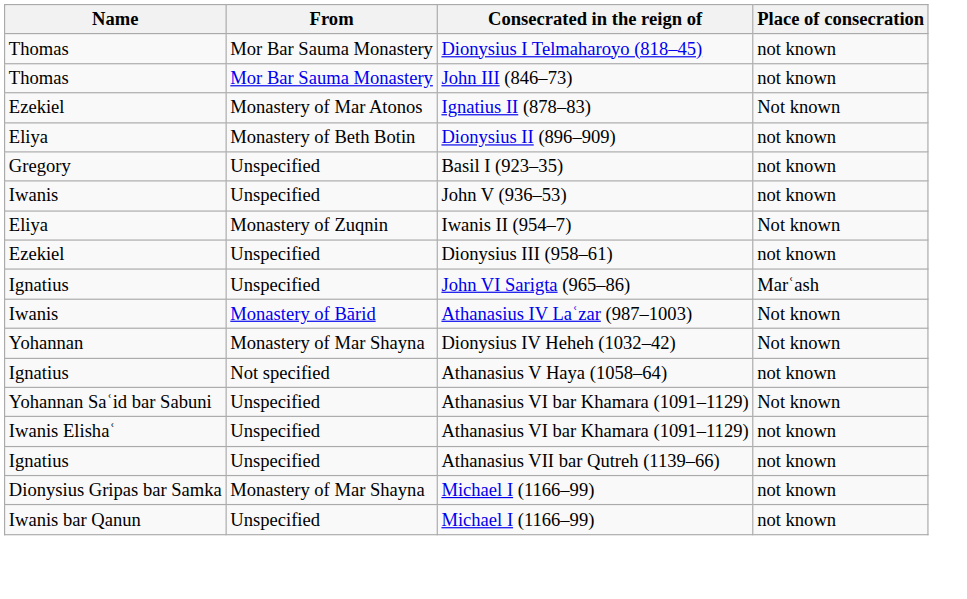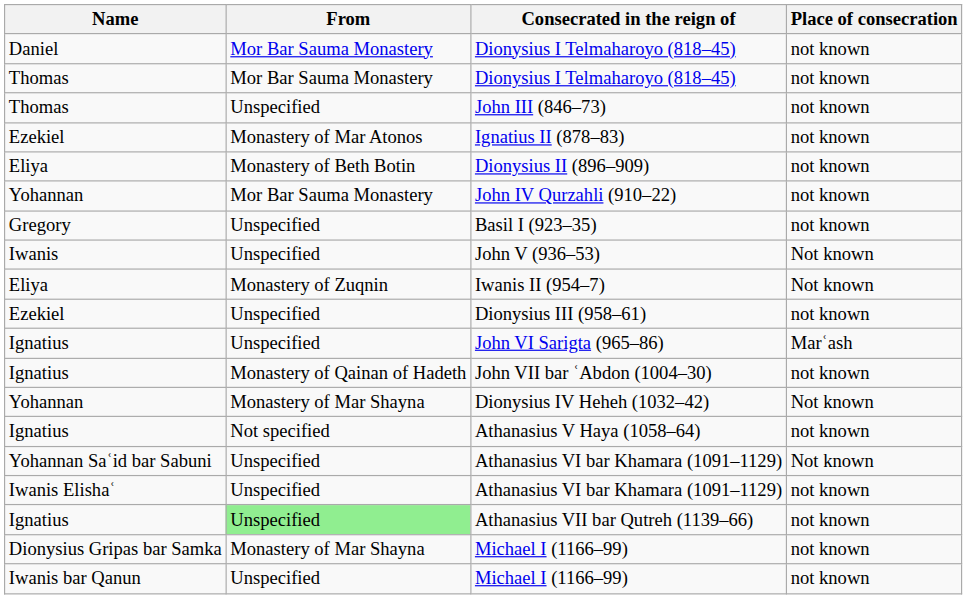+ row: (34, 48)
(332, 78) Mor Bar Sauma Monastery -> (275, 107) Unspecified
(799, 107) Not known -> (830, 136) not known
+ row: (46, 195)
(797, 195) not known -> (832, 254) Not known
- row: (34, 313)
+ row: (39, 372)
(275, 460) no background -> (275, 519) lightgreen background
